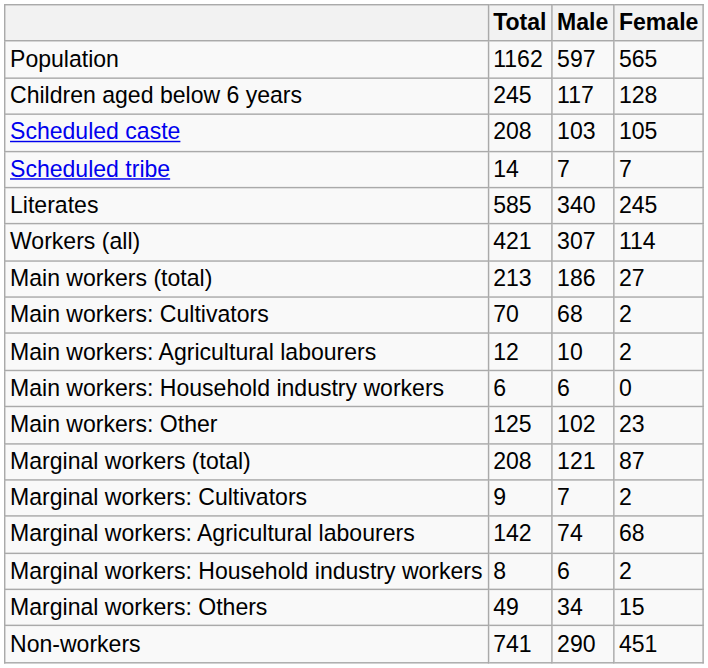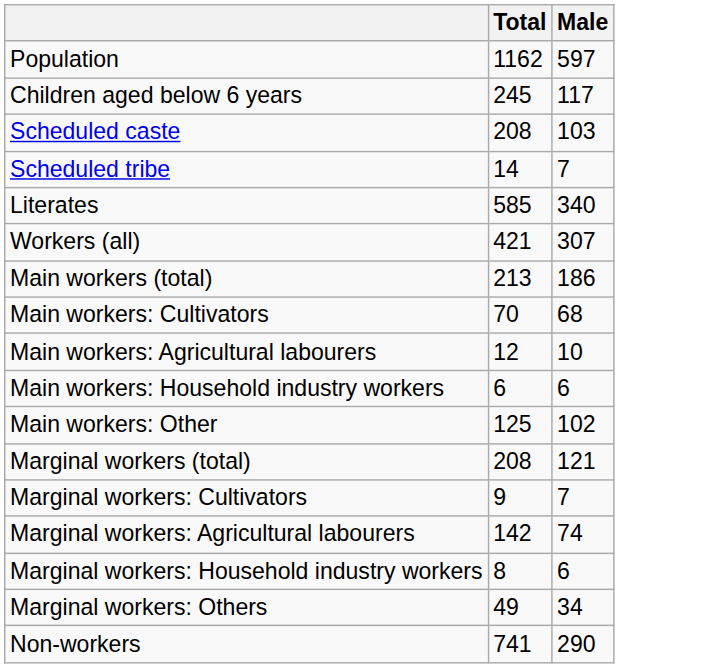- column: (659, 22)
